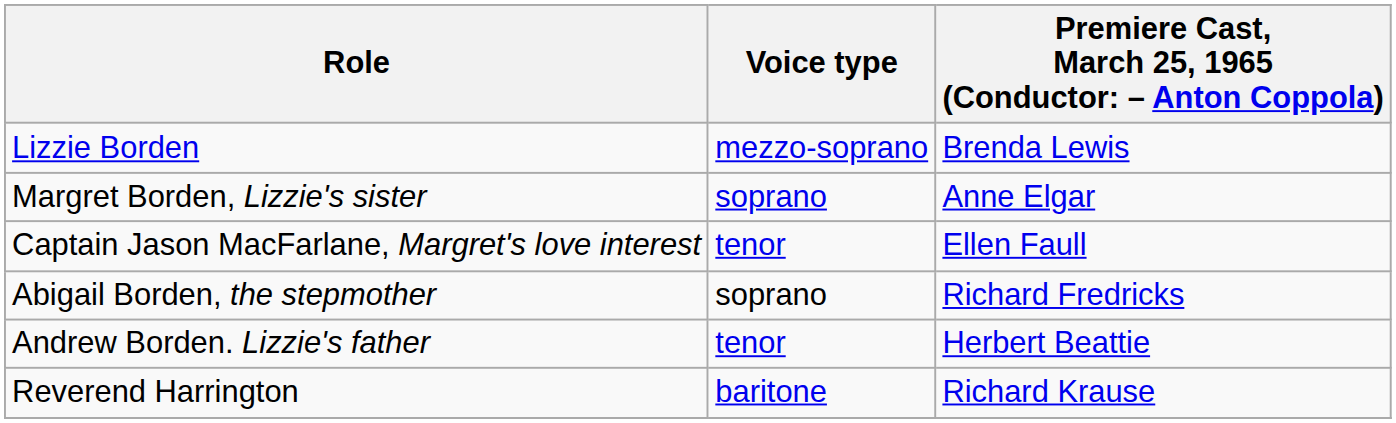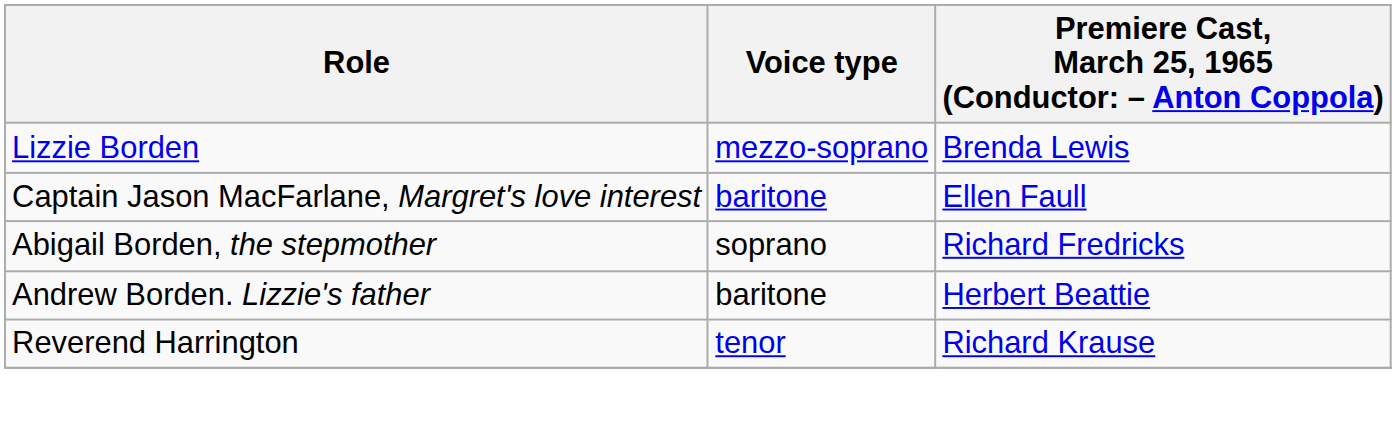- row: (219, 196)
(751, 245) tenor -> (771, 196) baritone
(751, 343) tenor -> (771, 294) baritone
(771, 392) baritone -> (751, 343) tenor
